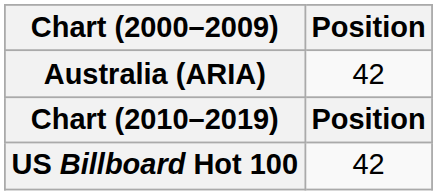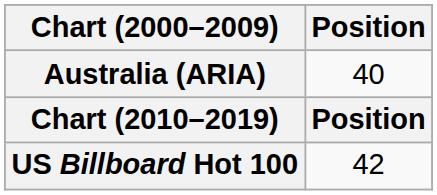(369, 73) 42 -> (369, 73) 40
